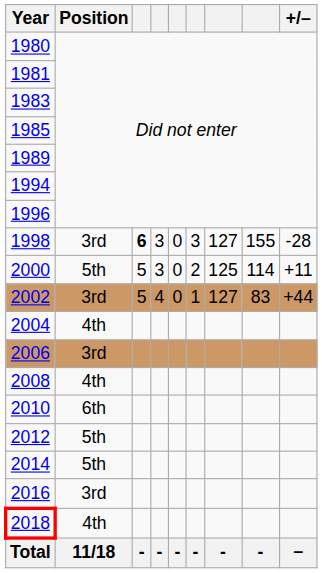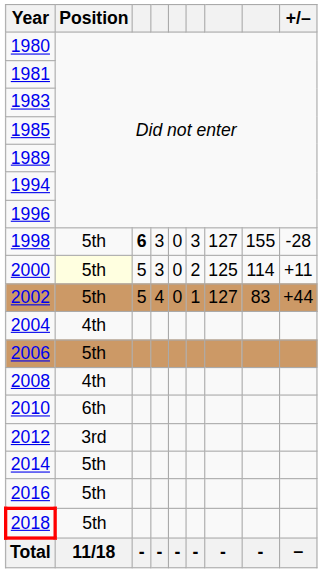(94, 241) 3rd -> (94, 241) 5th
(94, 269) no background -> (94, 269) lightyellow background
(94, 297) 3rd -> (94, 297) 5th
(94, 353) 3rd -> (94, 353) 5th
(94, 437) 5th -> (94, 437) 3rd
(94, 493) 3rd -> (94, 493) 5th
(94, 523) 4th -> (94, 523) 5th
